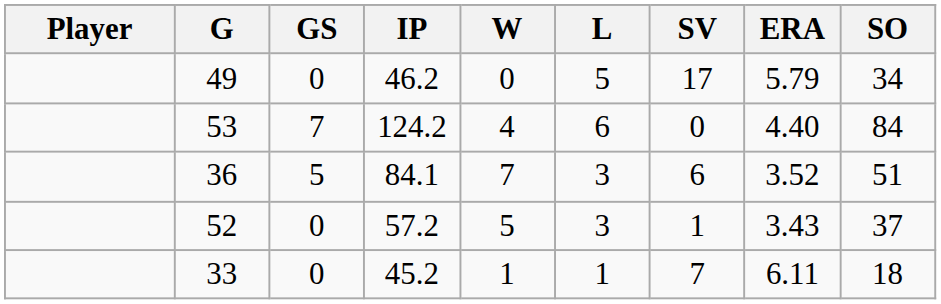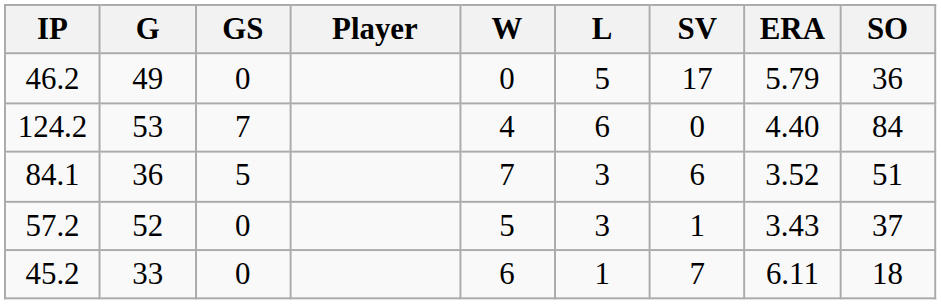columns swapped: (90, 28) <-> (412, 28)
(888, 77) 34 -> (888, 77) 36
(507, 273) 1 -> (507, 273) 6
